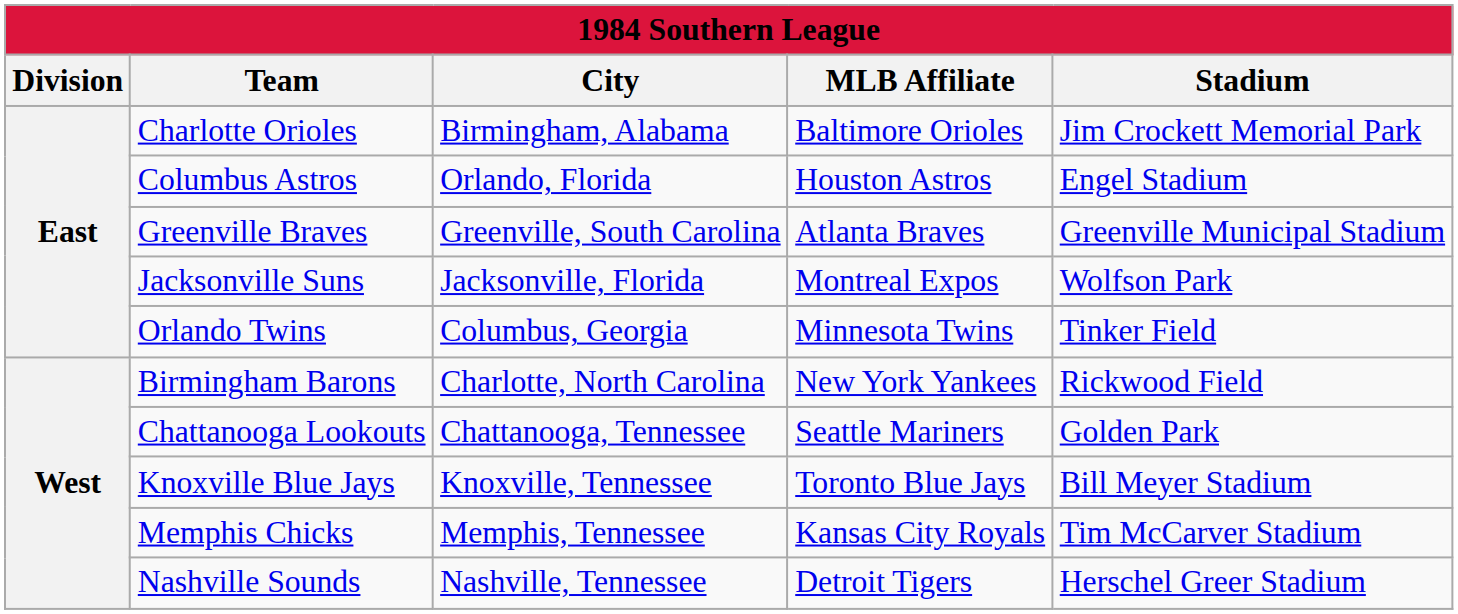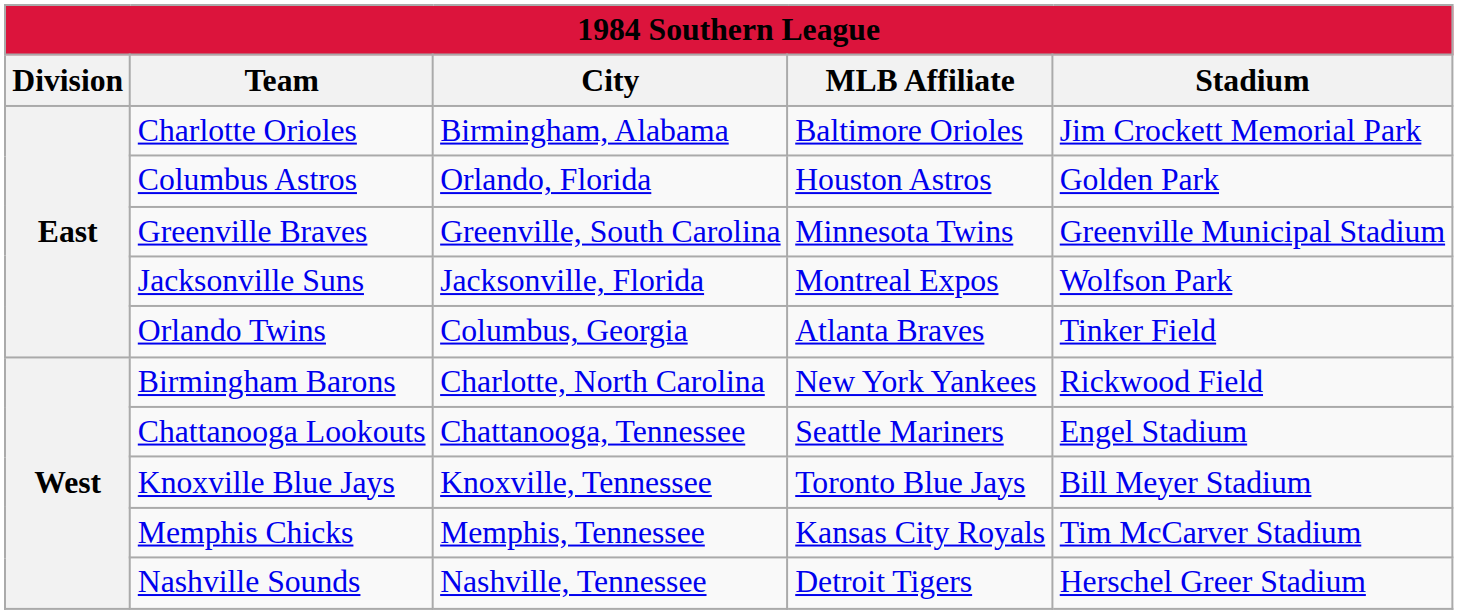(1153, 180) Engel Stadium -> (1139, 180) Golden Park
(890, 230) Atlanta Braves -> (904, 230) Minnesota Twins
(904, 331) Minnesota Twins -> (890, 331) Atlanta Braves
(1139, 431) Golden Park -> (1153, 431) Engel Stadium
